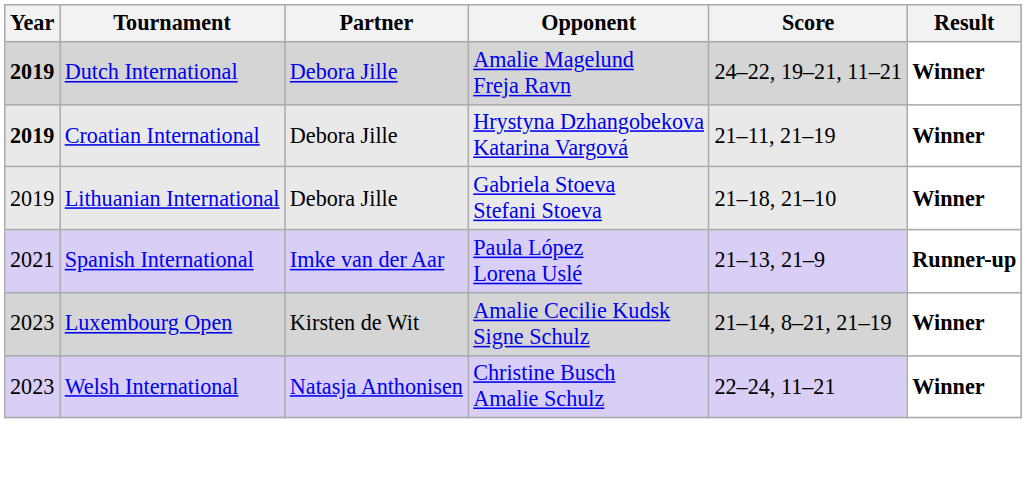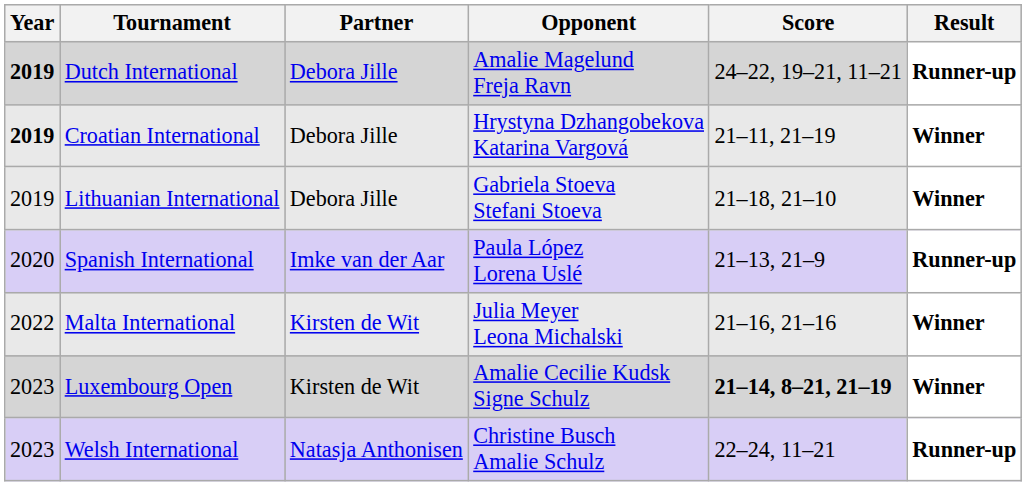(948, 72) Winner -> (964, 72) Runner-up
(32, 261) 2021 -> (32, 261) 2020
+ row: (150, 323)
(803, 323) normal -> (803, 386) bold
(948, 386) Winner -> (964, 449) Runner-up
